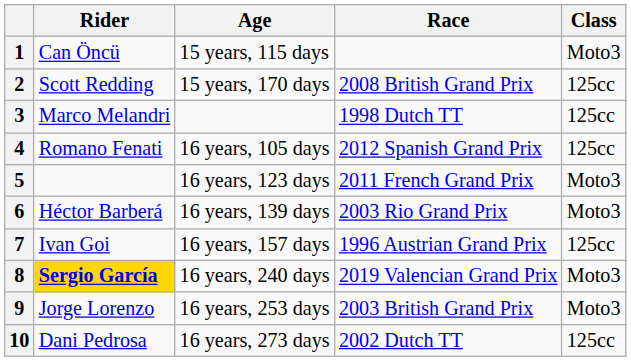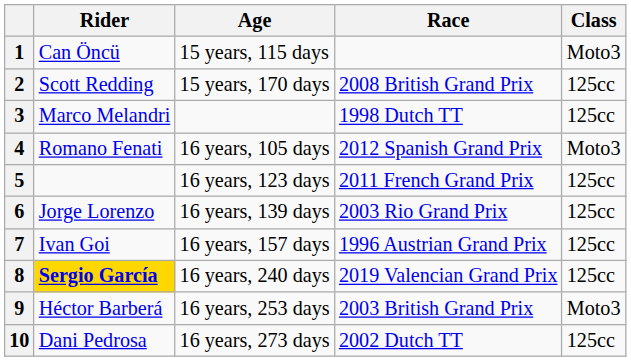(591, 148) 125cc -> (594, 148) Moto3
(594, 180) Moto3 -> (591, 180) 125cc
(101, 212) Héctor Barberá -> (96, 212) Jorge Lorenzo
(594, 212) Moto3 -> (591, 212) 125cc
(594, 276) Moto3 -> (591, 276) 125cc
(96, 308) Jorge Lorenzo -> (101, 308) Héctor Barberá
